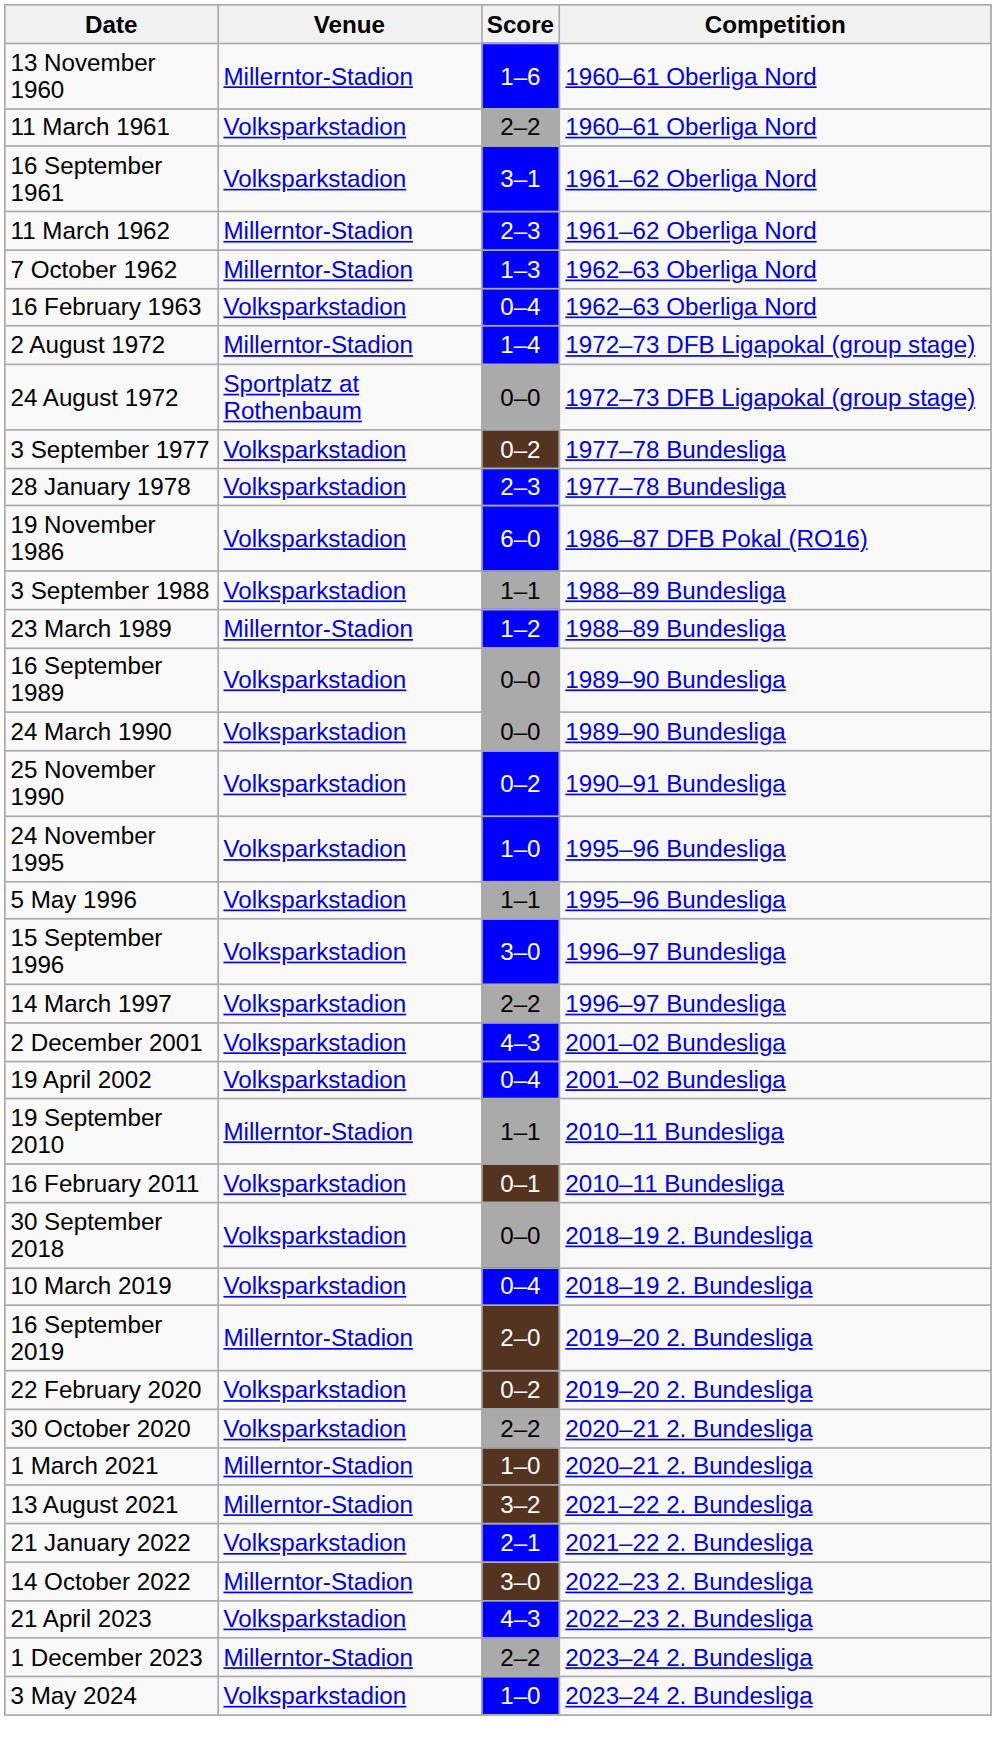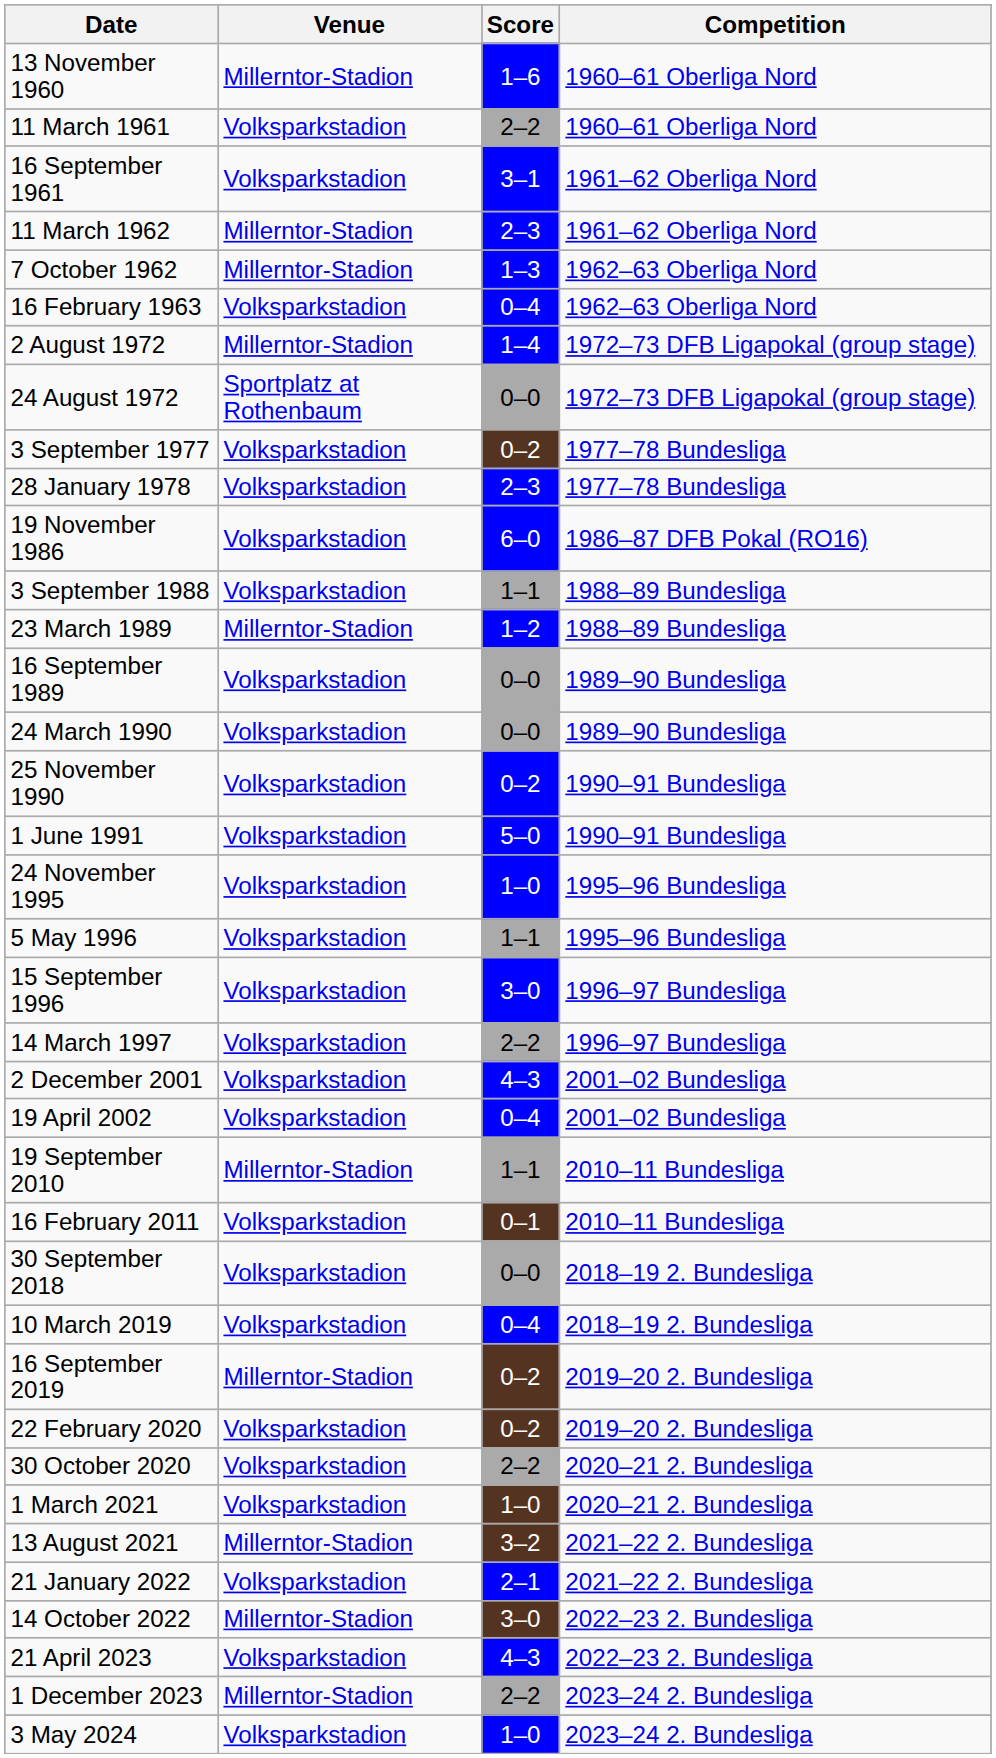+ row: (77, 835)
(520, 1339) 2–0 -> (520, 1377) 0–2
(318, 1467) Millerntor-Stadion -> (315, 1505) Volksparkstadion
